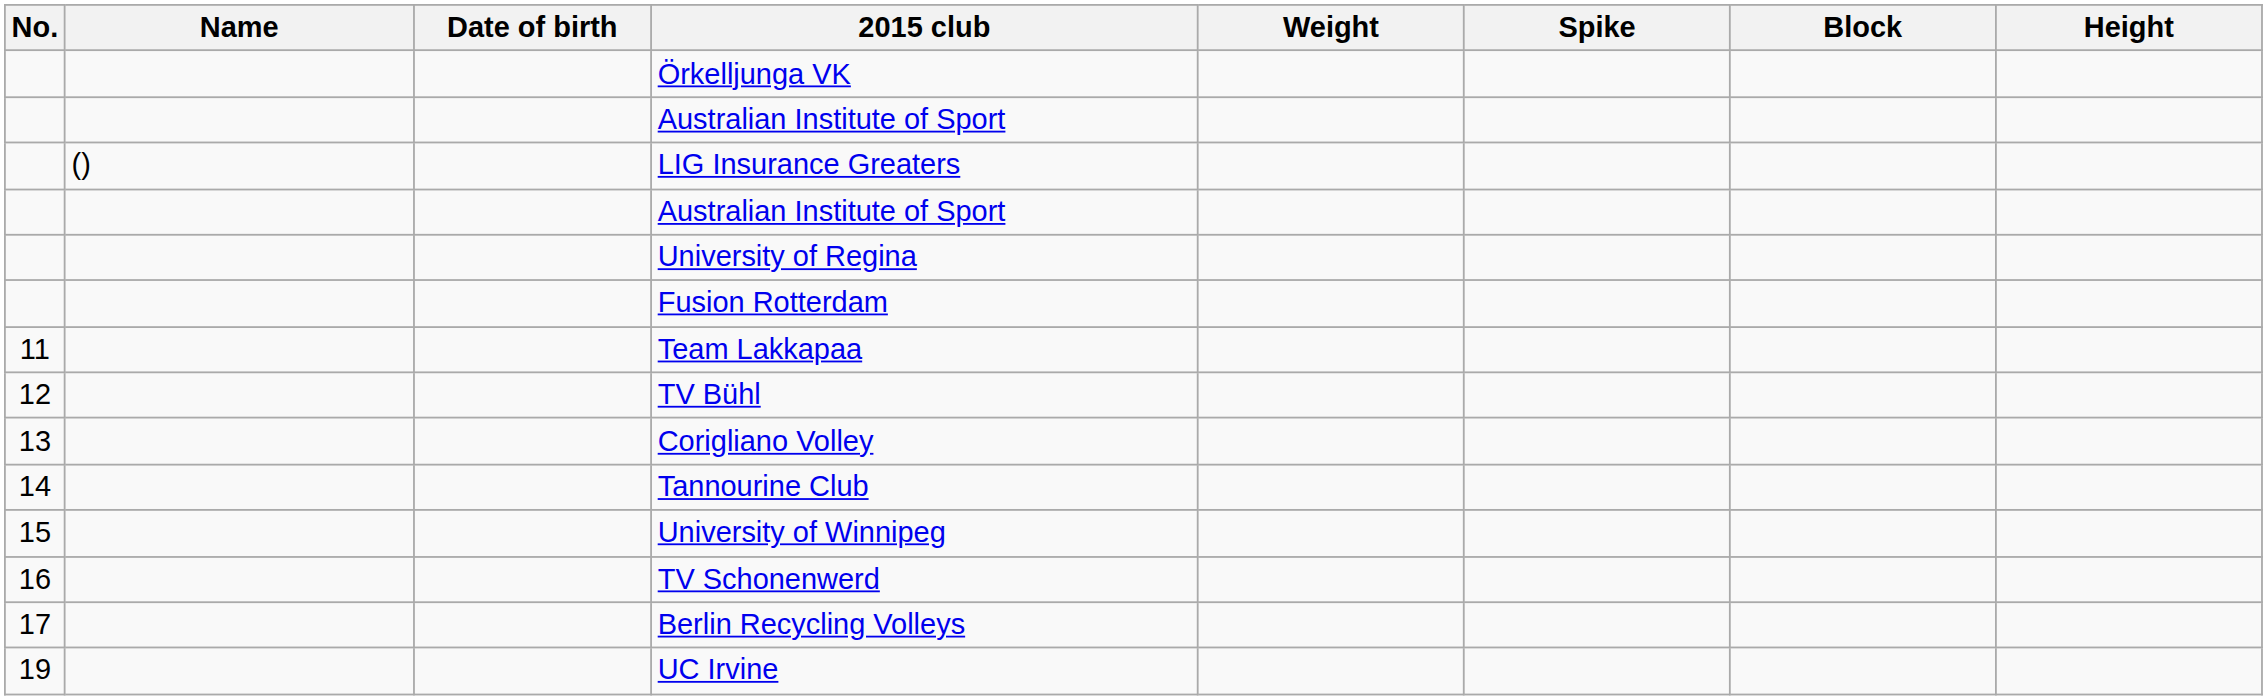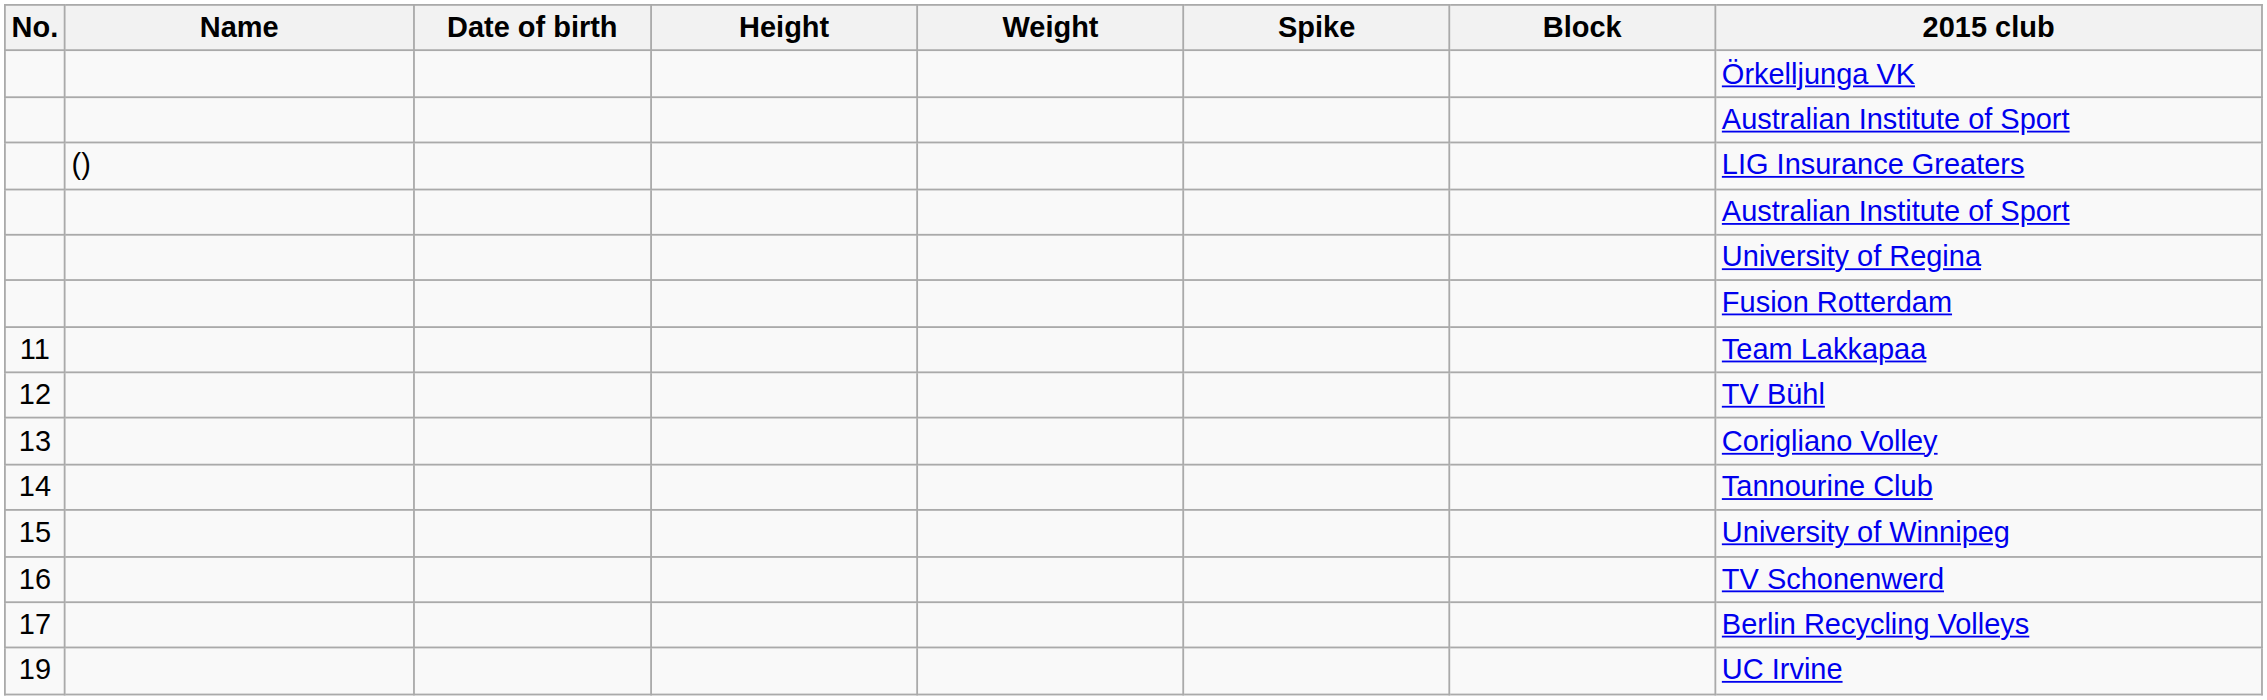columns swapped: (2129, 27) <-> (924, 27)
